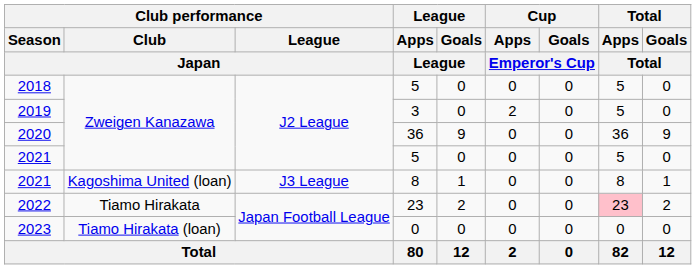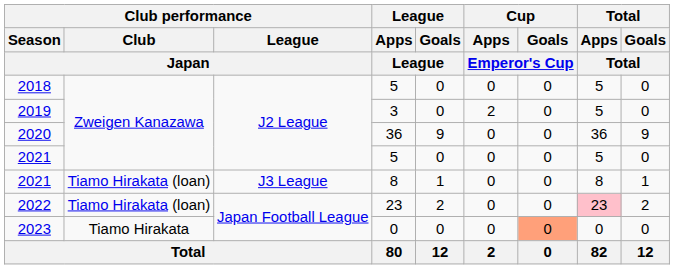(150, 181) Kagoshima United (loan) -> (139, 181) Tiamo Hirakata (loan)
(150, 205) Tiamo Hirakata -> (139, 205) Tiamo Hirakata (loan)
(150, 228) Tiamo Hirakata (loan) -> (139, 228) Tiamo Hirakata
(569, 228) no background -> (548, 228) lightsalmon background
